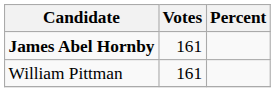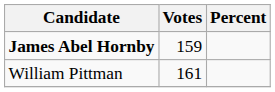(189, 45) 161 -> (189, 45) 159
